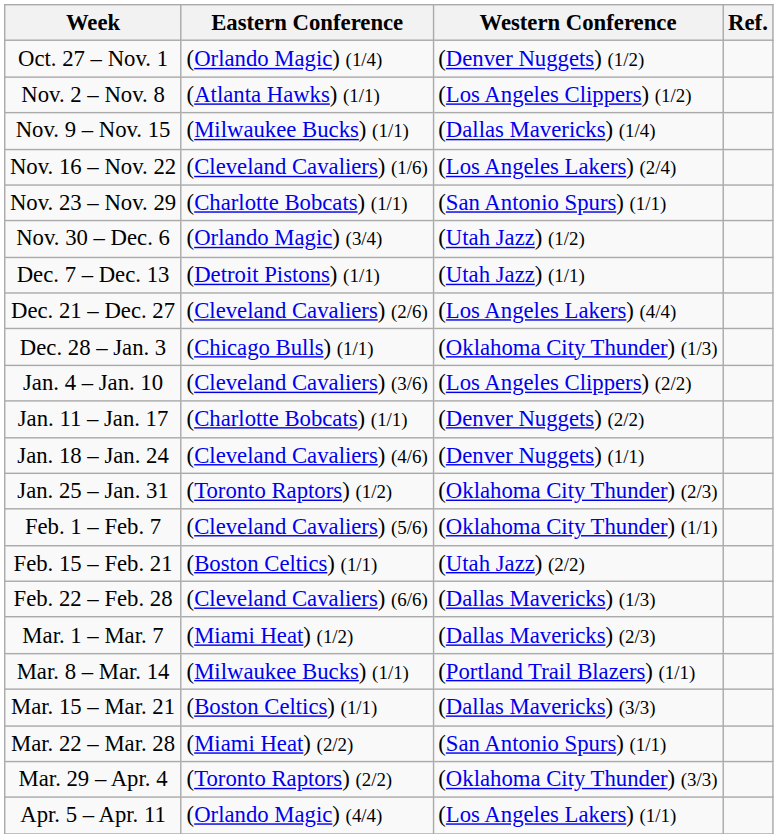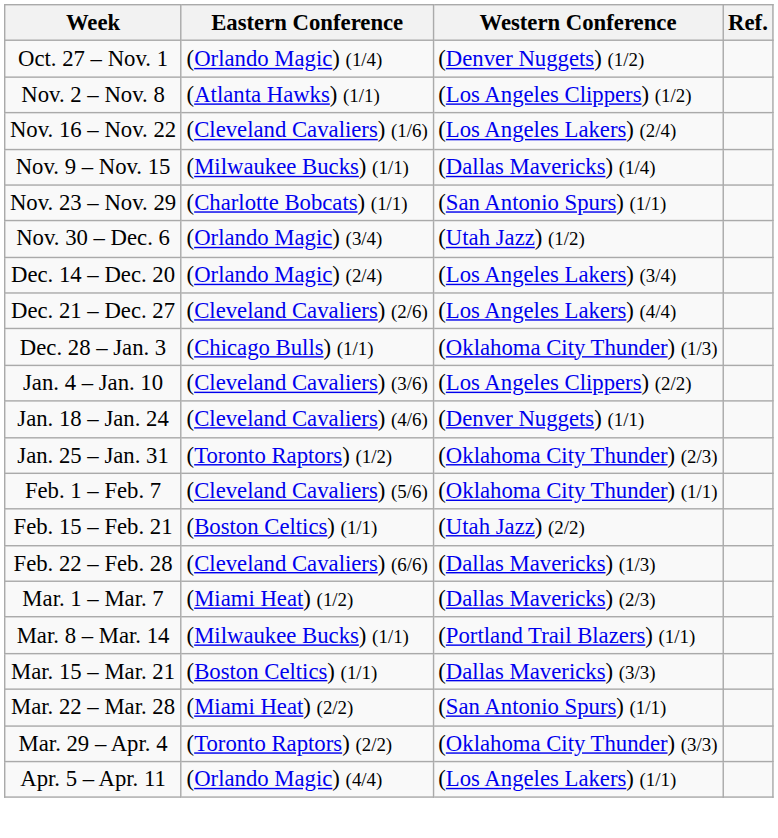rows swapped: (93, 130) <-> (93, 166)
- row: (93, 274)
+ row: (93, 274)
- row: (93, 418)
